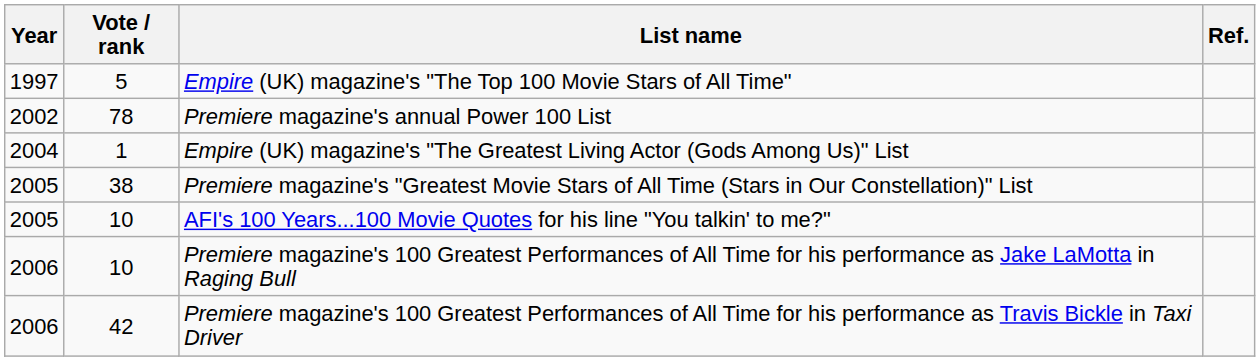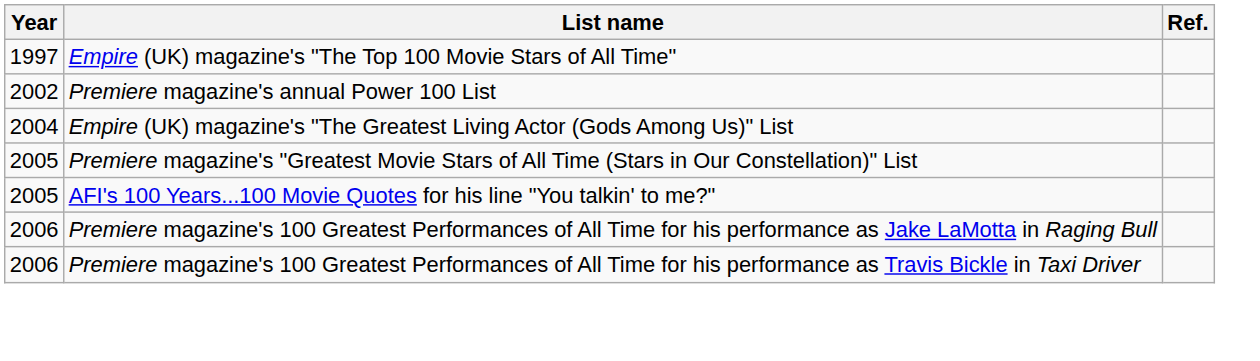- column: (121, 34)
